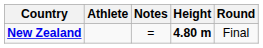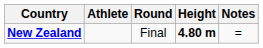columns swapped: (236, 14) <-> (151, 14)
